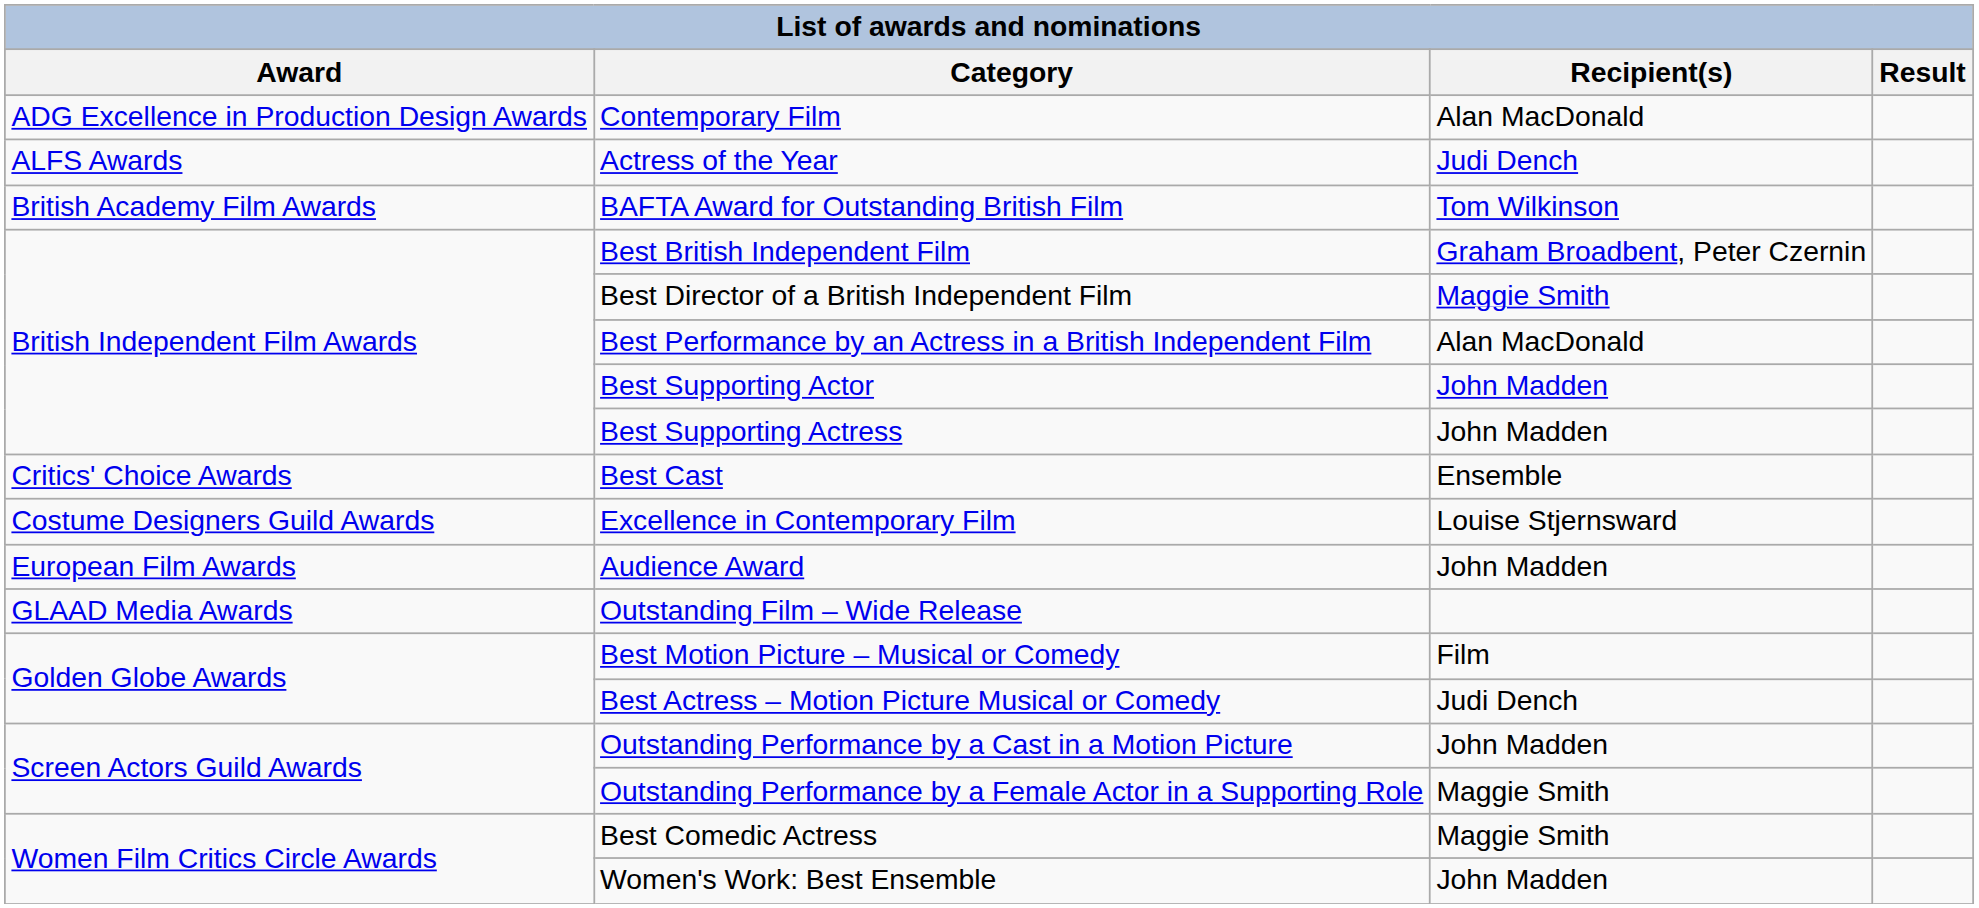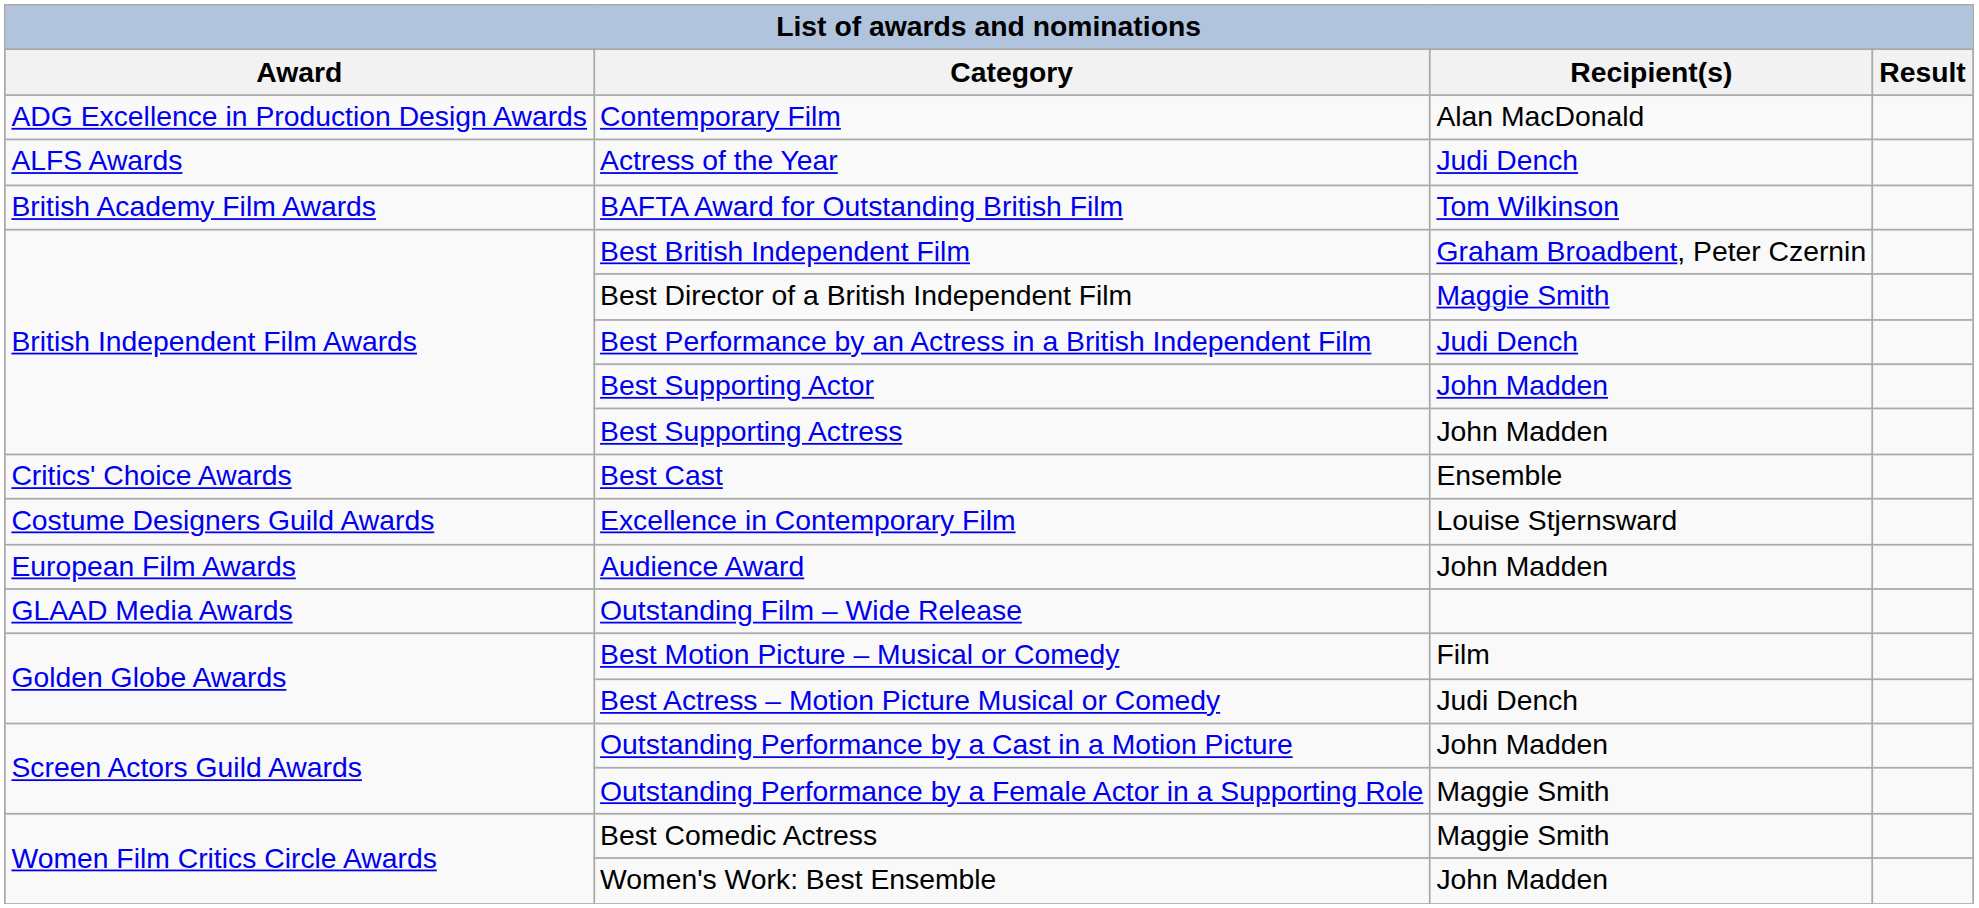(1540, 341) Alan MacDonald -> (1507, 341) Judi Dench
